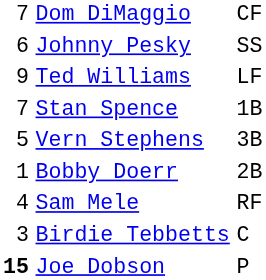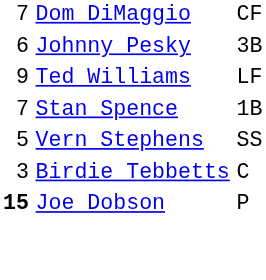(249, 46) SS -> (249, 46) 3B
(249, 141) 3B -> (249, 141) SS
- row: (107, 172)
- row: (87, 204)
